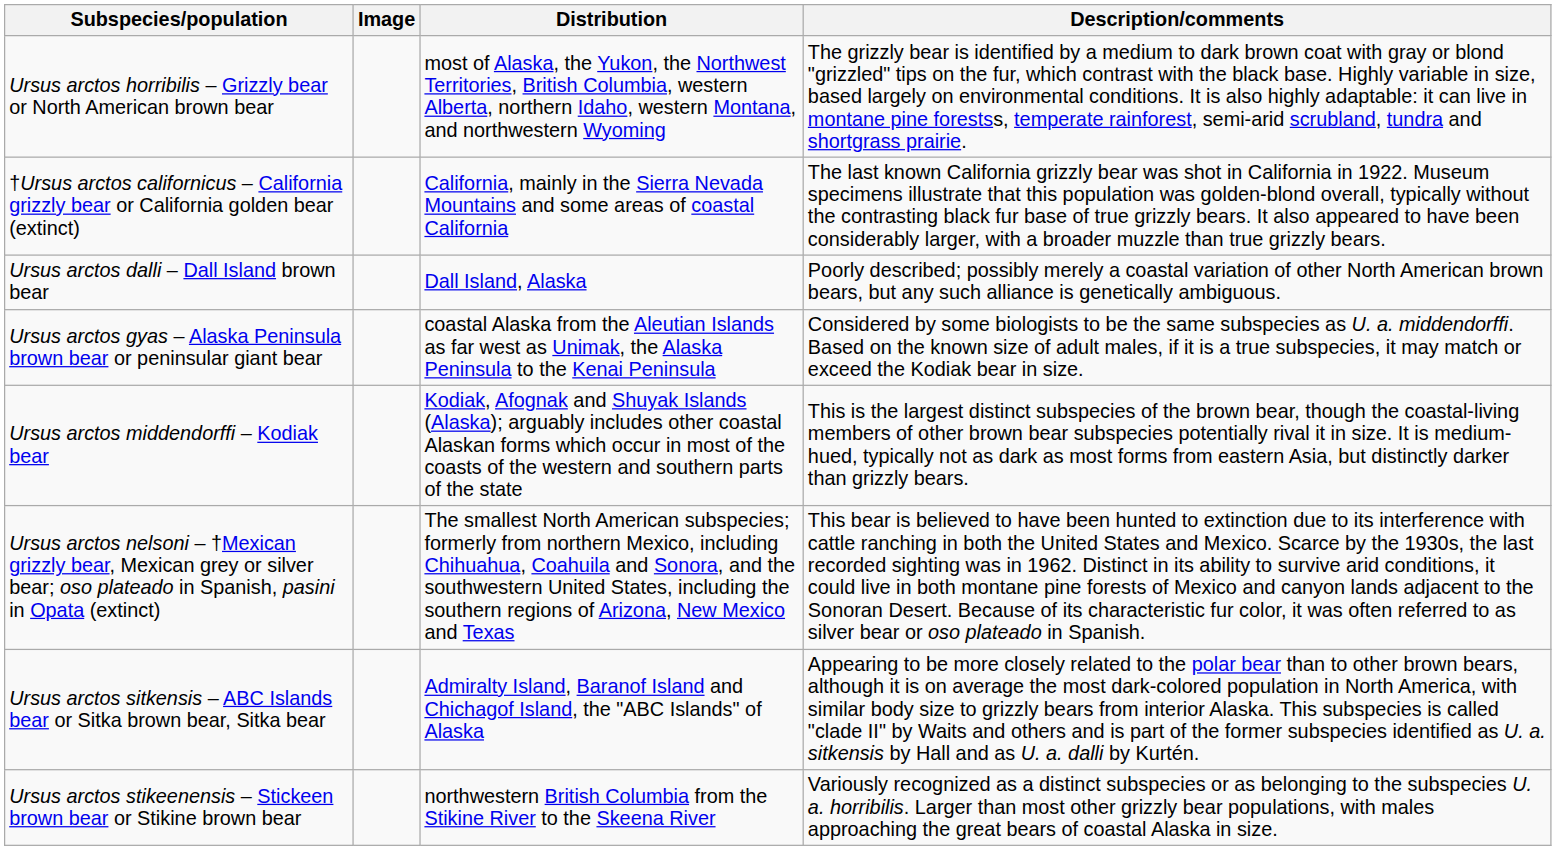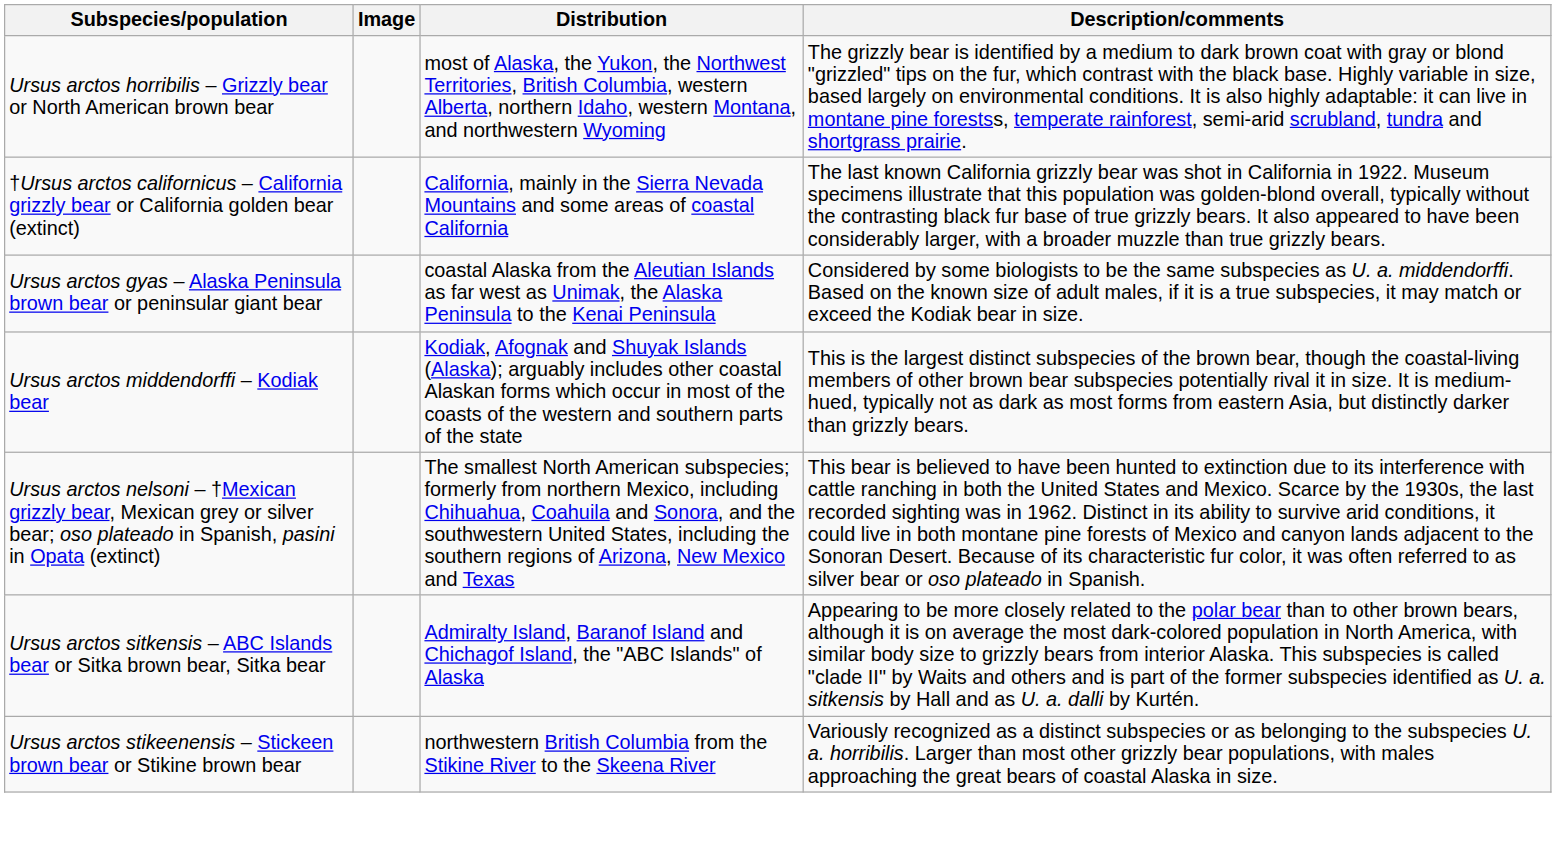- row: (172, 282)
